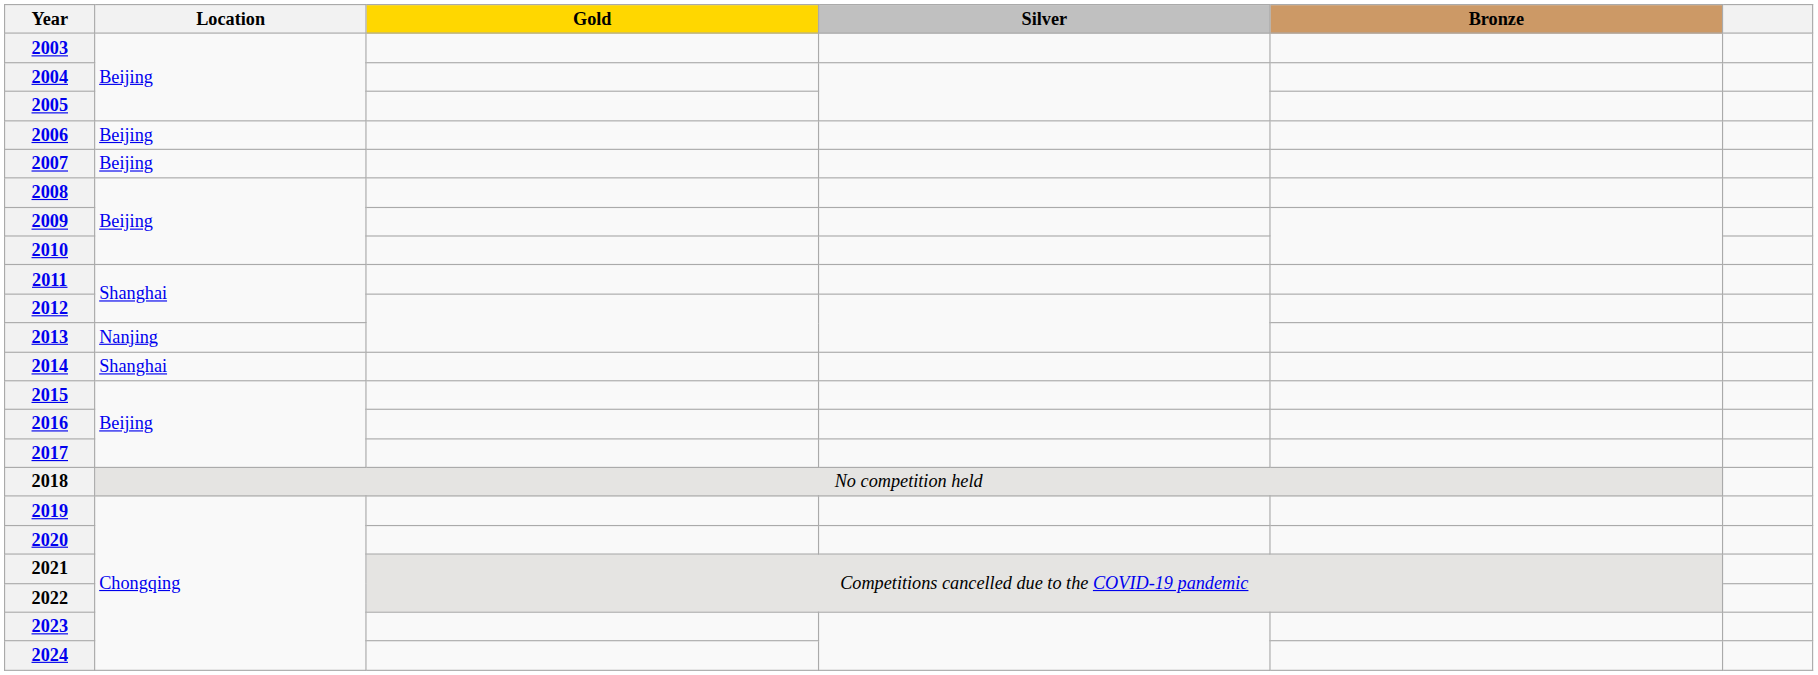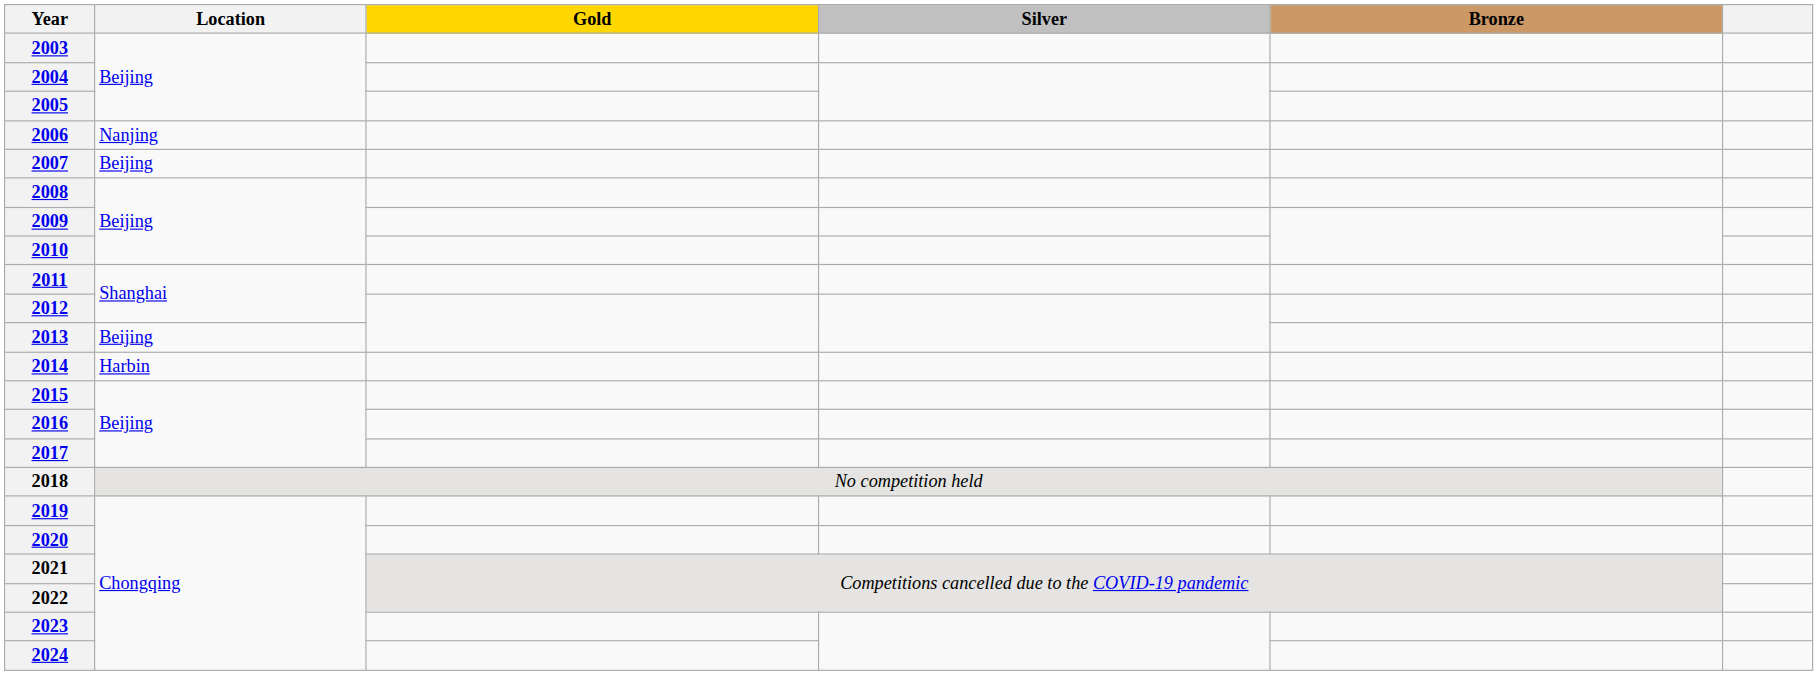(126, 134) Beijing -> (129, 134) Nanjing
(129, 337) Nanjing -> (126, 337) Beijing
(133, 366) Shanghai -> (125, 366) Harbin
